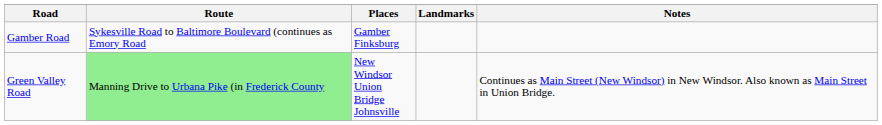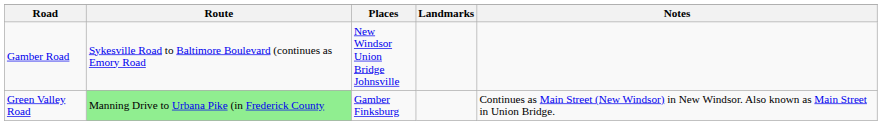(377, 37) Gamber Finksburg -> (377, 56) New Windsor Union Bridge Johnsville
(377, 86) New Windsor Union Bridge Johnsville -> (377, 105) Gamber Finksburg
